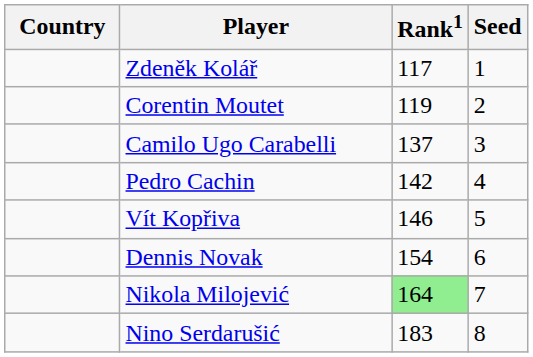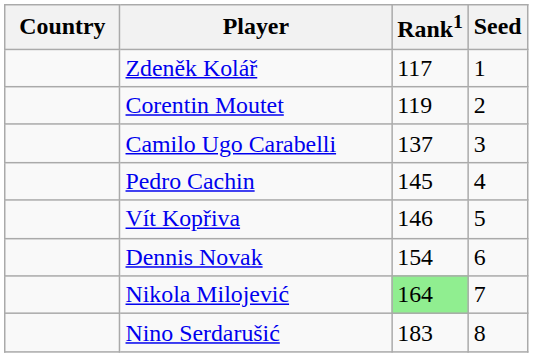(415, 181) 142 -> (415, 181) 145
